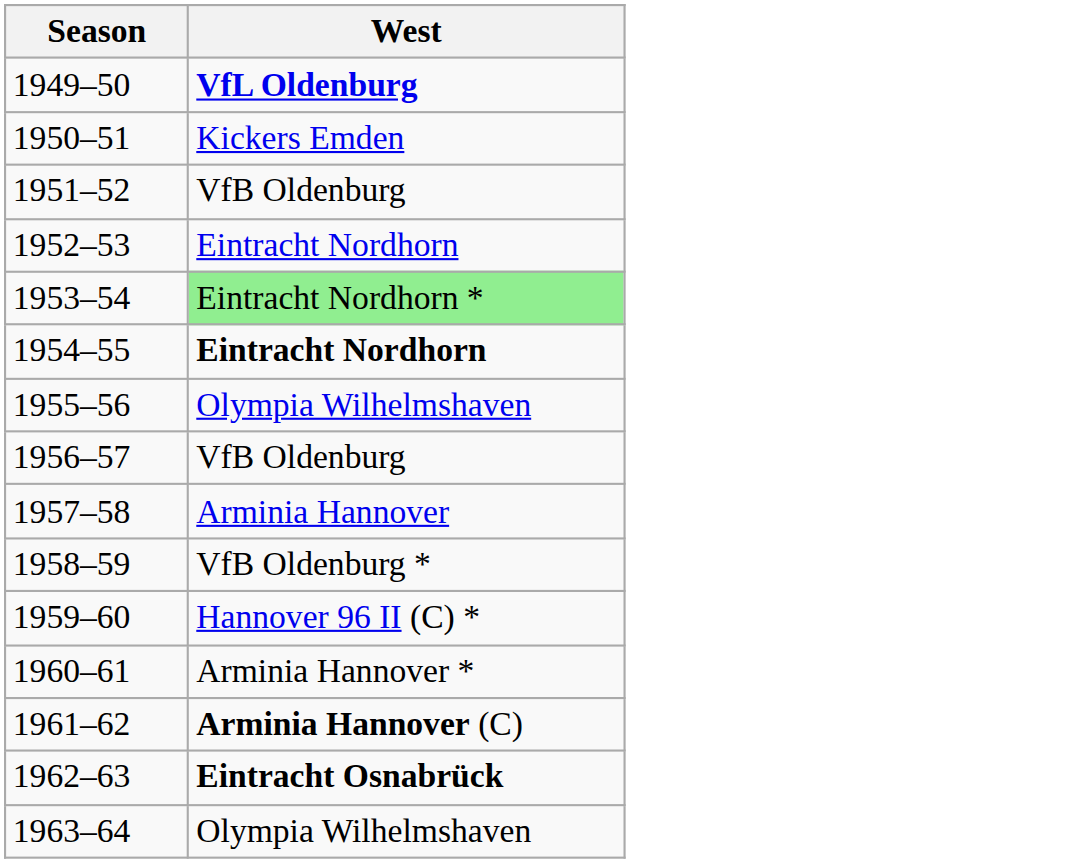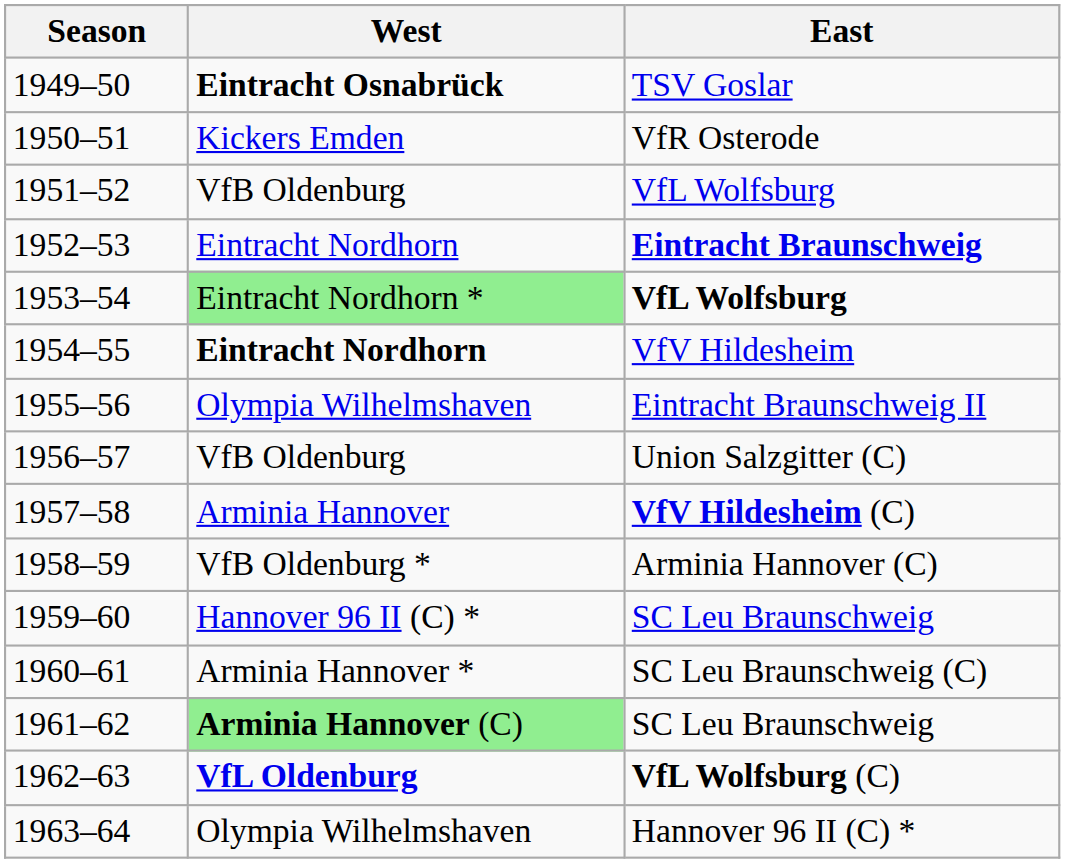+ column: (842, 31)
(307, 84) VfL Oldenburg -> (350, 84) Eintracht Osnabrück
(360, 723) no background -> (360, 723) lightgreen background
(350, 777) Eintracht Osnabrück -> (307, 777) VfL Oldenburg
